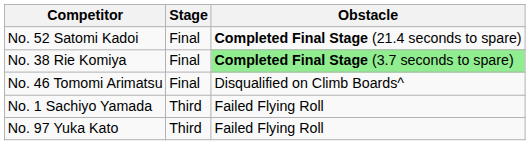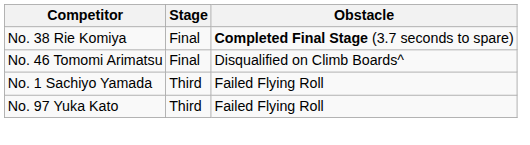- row: (73, 38)
(364, 60) lightgreen background -> (364, 38) no background
